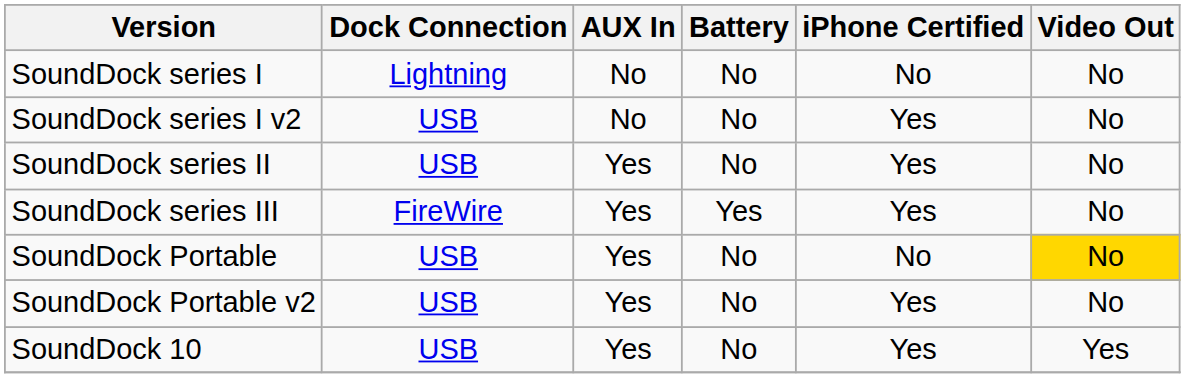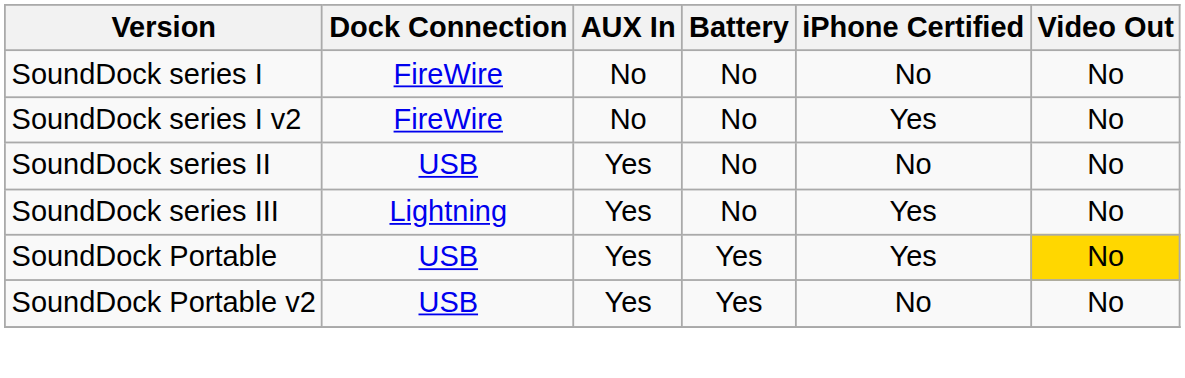(448, 73) Lightning -> (448, 73) FireWire
(448, 119) USB -> (448, 119) FireWire
(913, 165) Yes -> (913, 165) No
(448, 211) FireWire -> (448, 211) Lightning
(739, 211) Yes -> (739, 211) No
(739, 257) No -> (739, 257) Yes
(913, 257) No -> (913, 257) Yes
(739, 303) No -> (739, 303) Yes
(913, 303) Yes -> (913, 303) No
- row: (107, 348)
